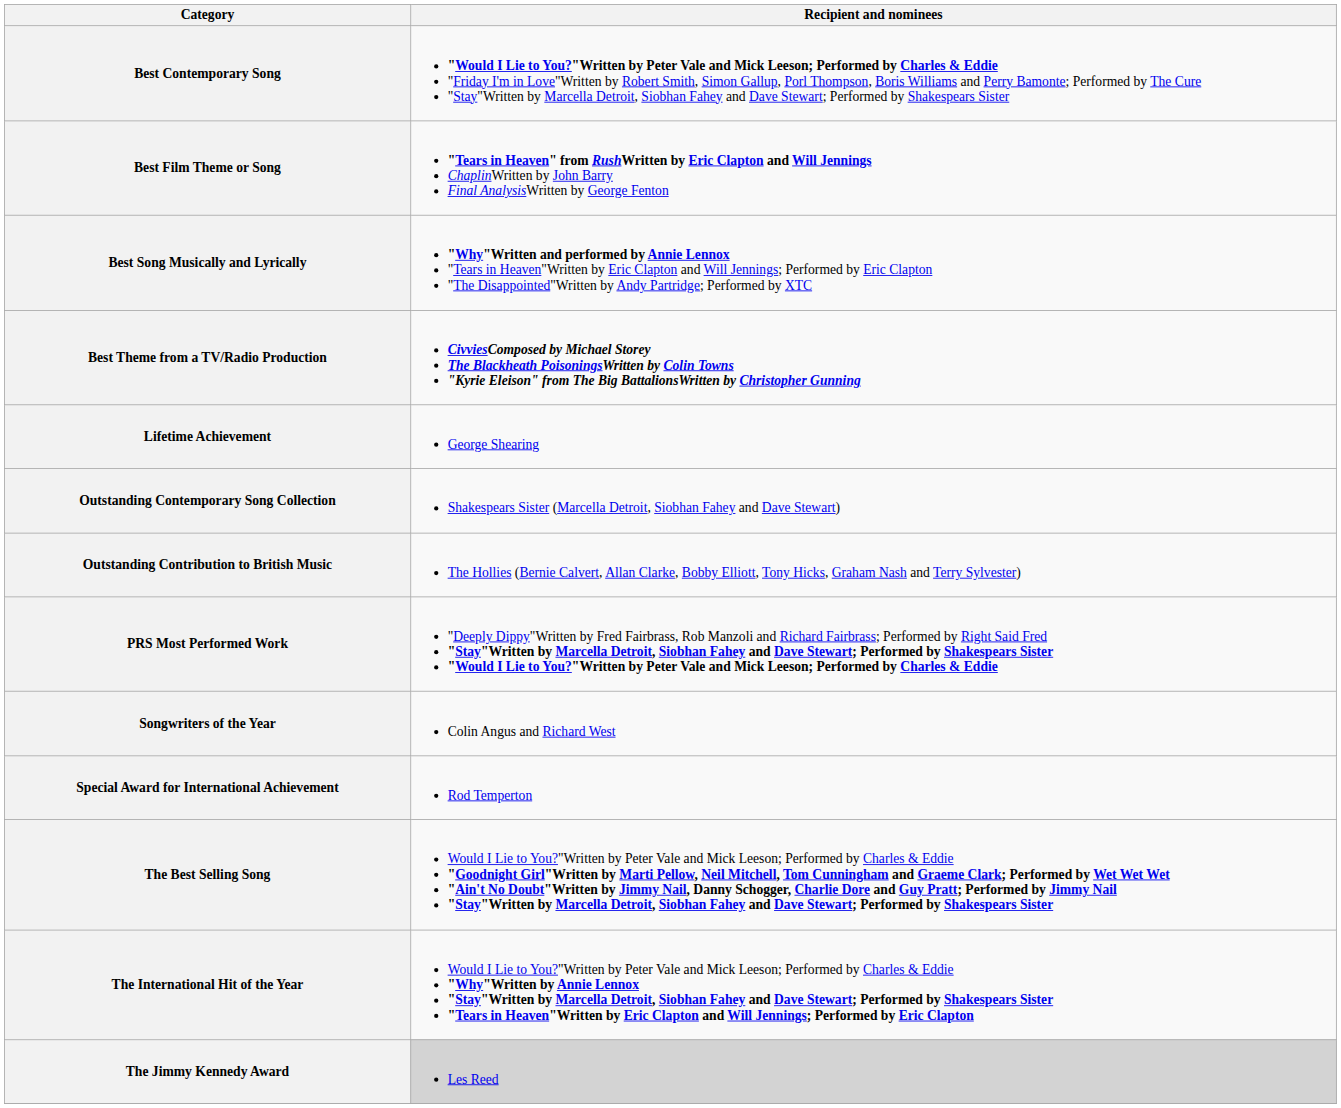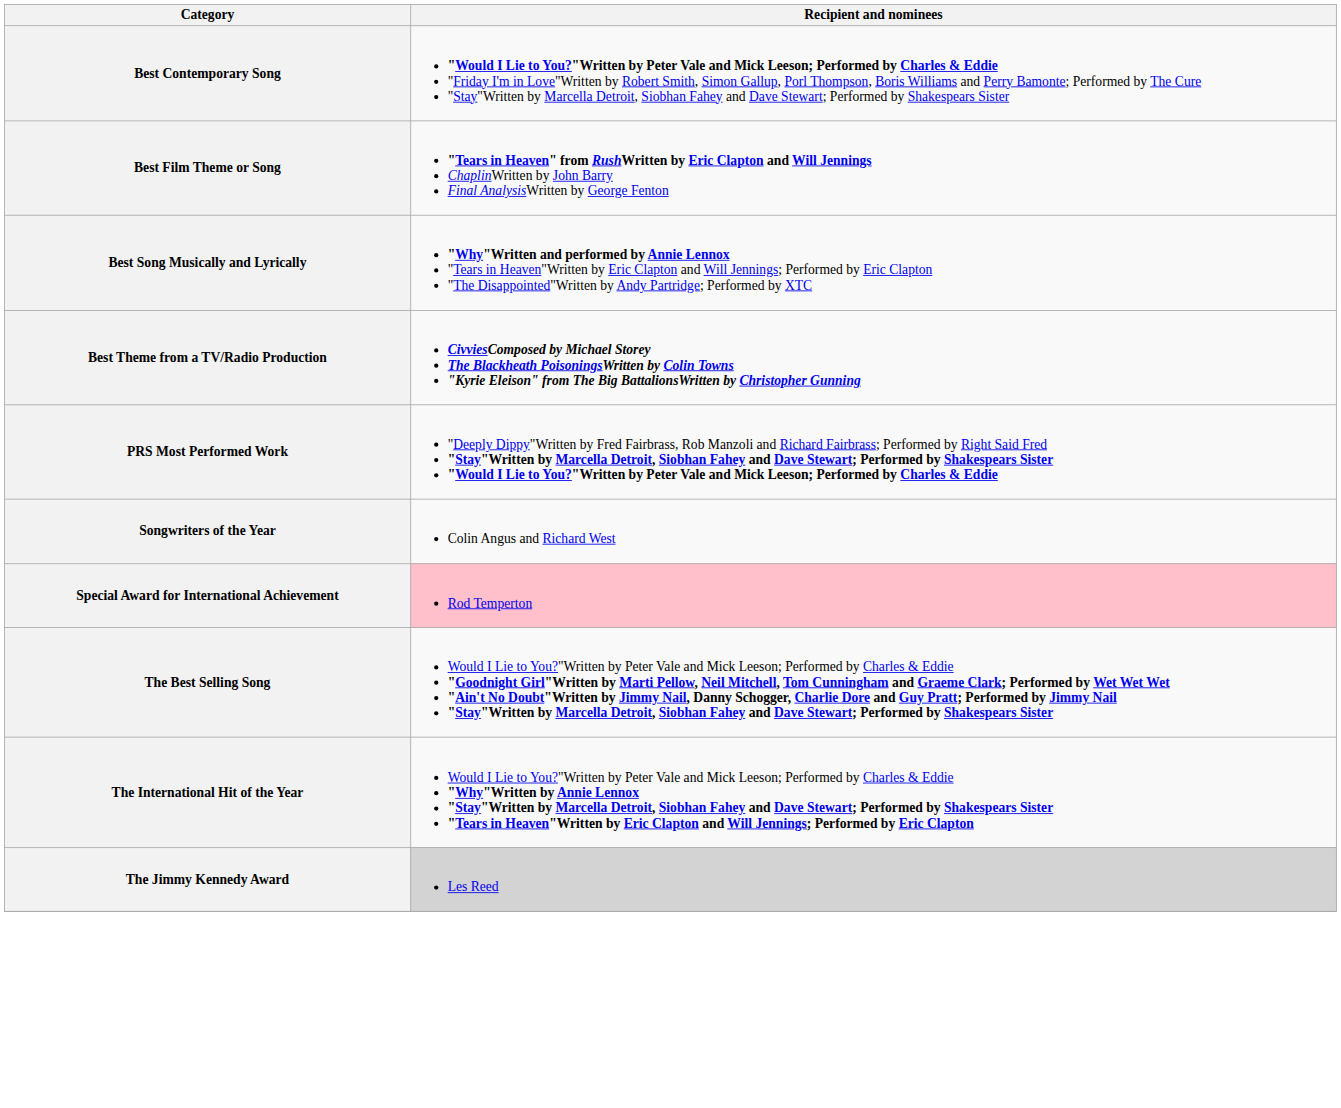- row: (207, 436)
- row: (207, 500)
- row: (207, 564)
(873, 795) no background -> (873, 603) pink background
